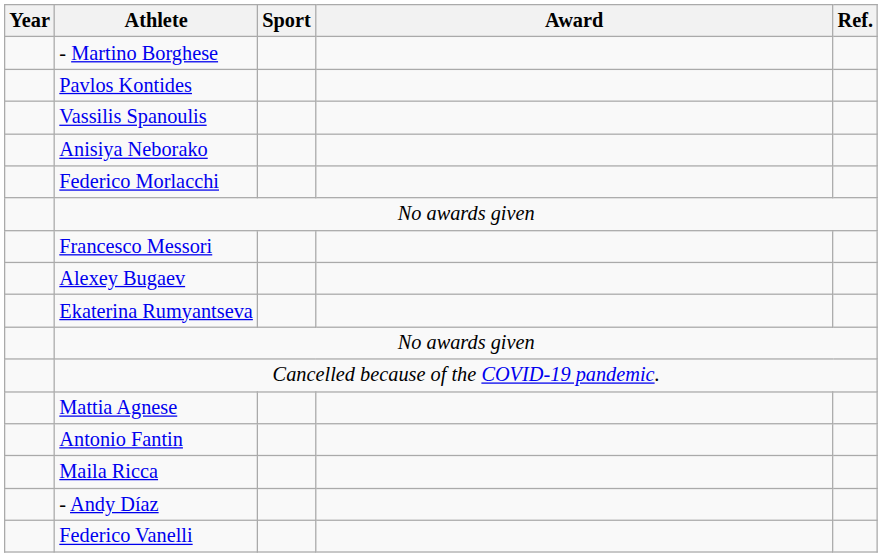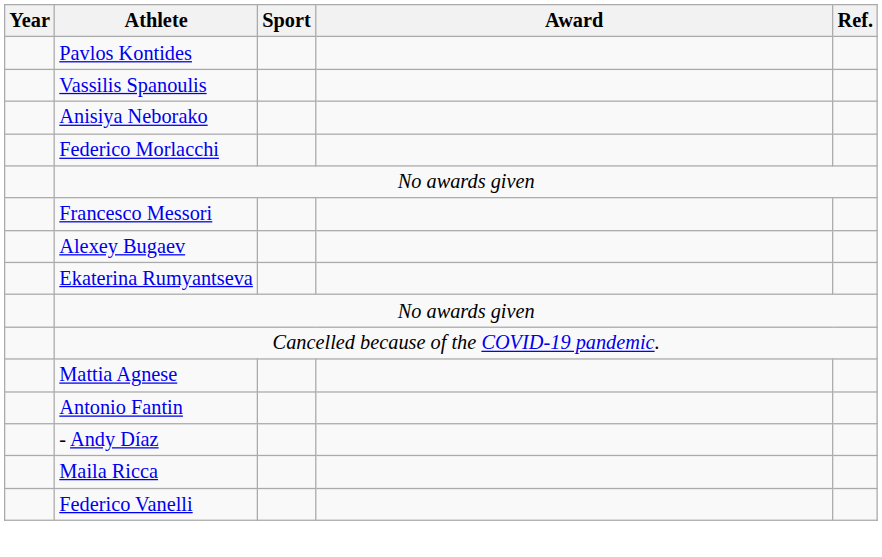- row: (139, 52)
rows swapped: (109, 471) <-> (109, 504)
